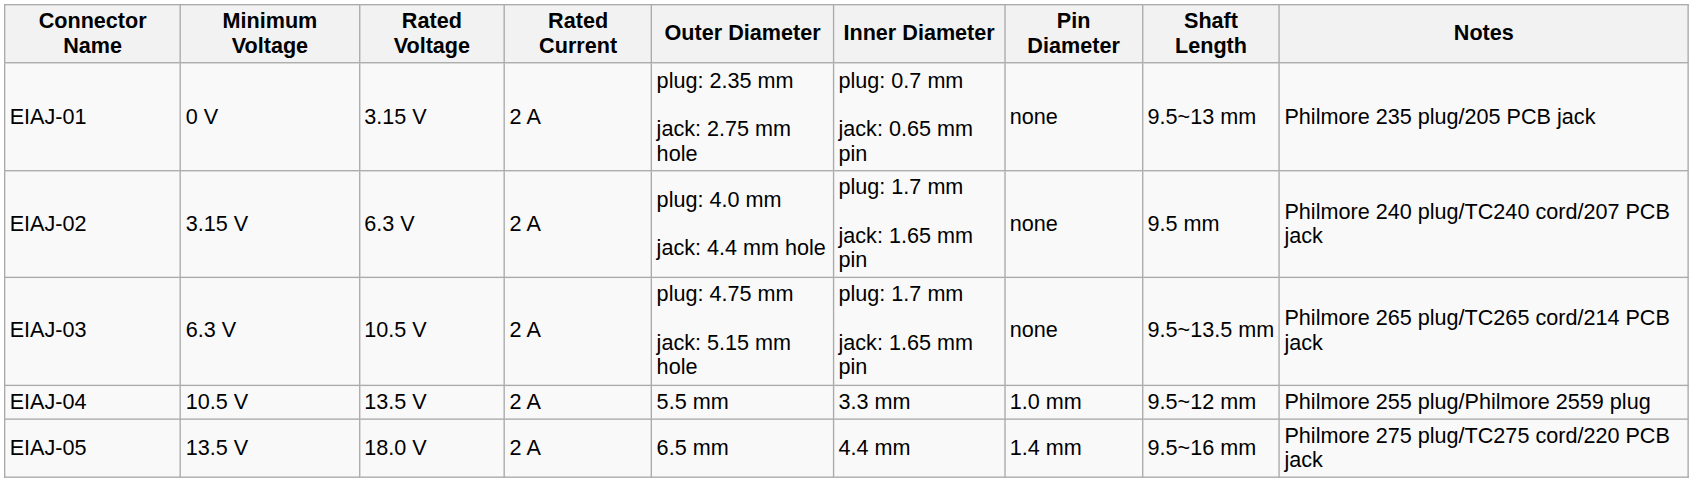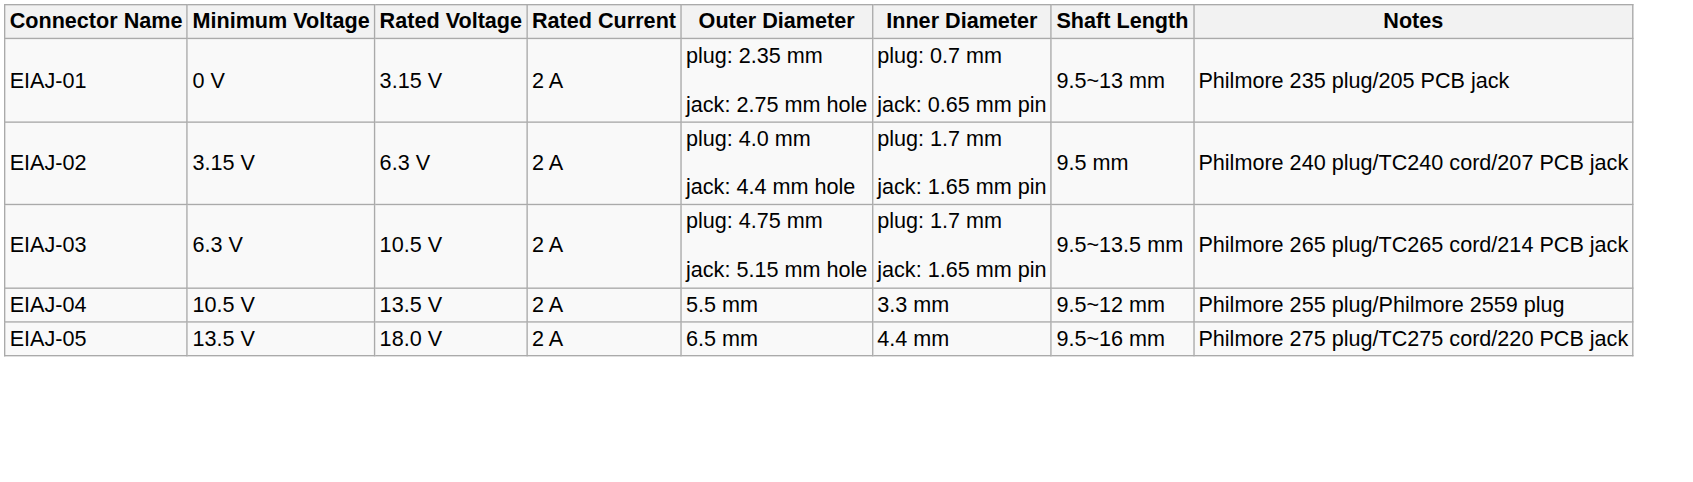- column: (1074, 33)
